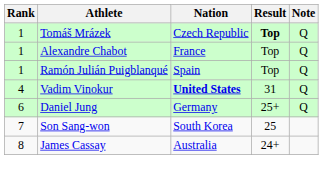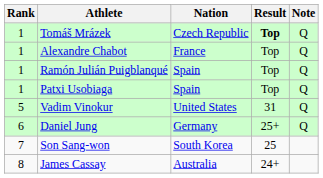+ row: (76, 88)
(21, 88) 4 -> (21, 107) 5
(207, 88) bold -> (205, 107) normal
